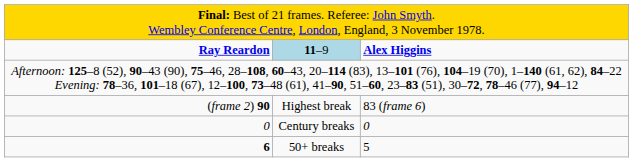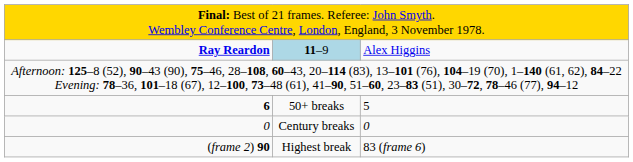(397, 50) bold -> (397, 50) normal
rows swapped: (239, 106) <-> (267, 147)
